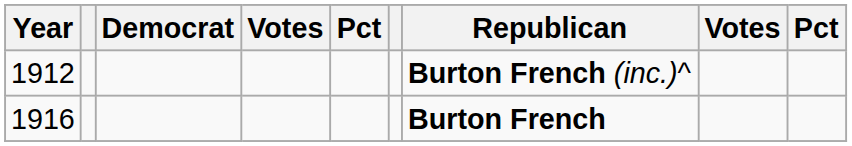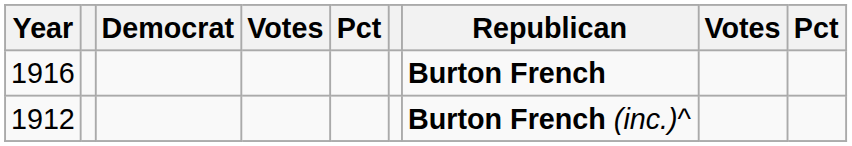rows swapped: (43, 73) <-> (43, 119)
